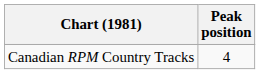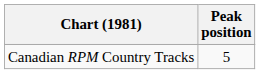(226, 56) 4 -> (226, 56) 5
